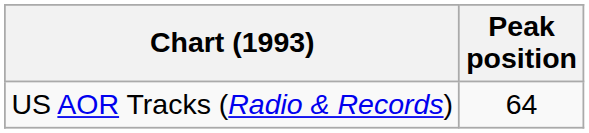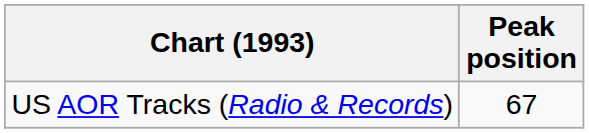(522, 104) 64 -> (522, 104) 67
